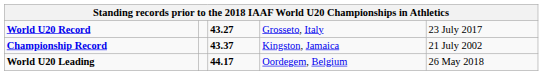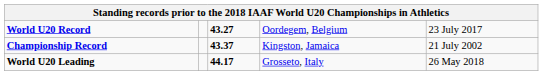(293, 29) Grosseto, Italy -> (305, 29) Oordegem, Belgium
(305, 62) Oordegem, Belgium -> (293, 62) Grosseto, Italy
